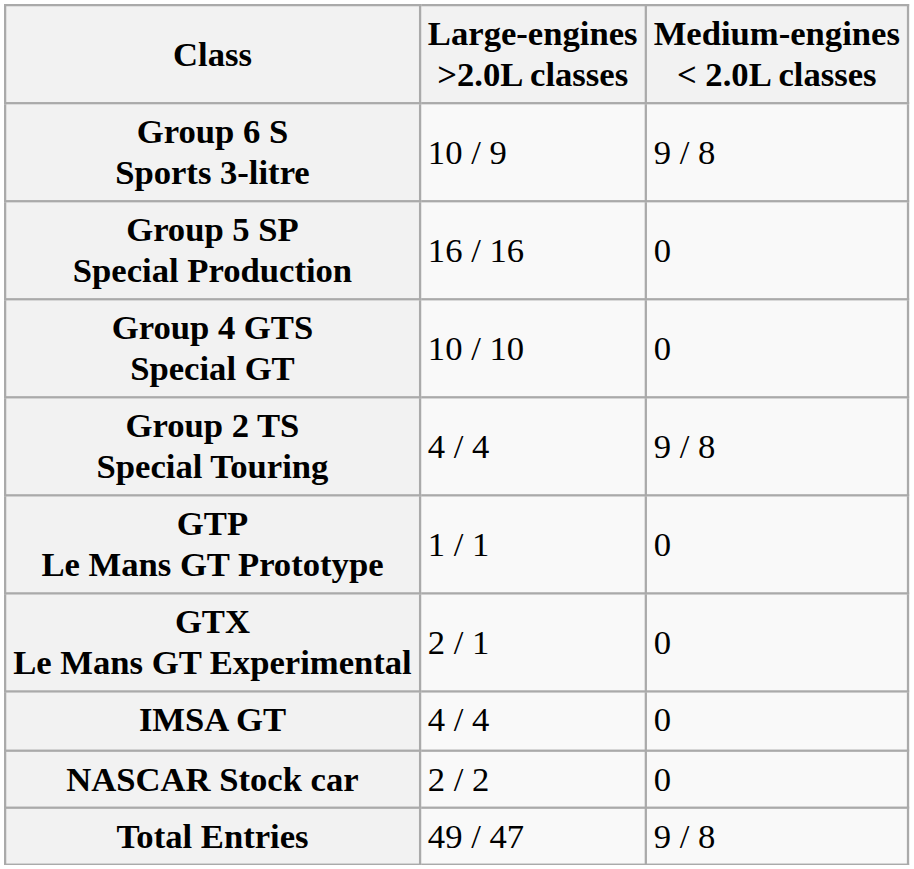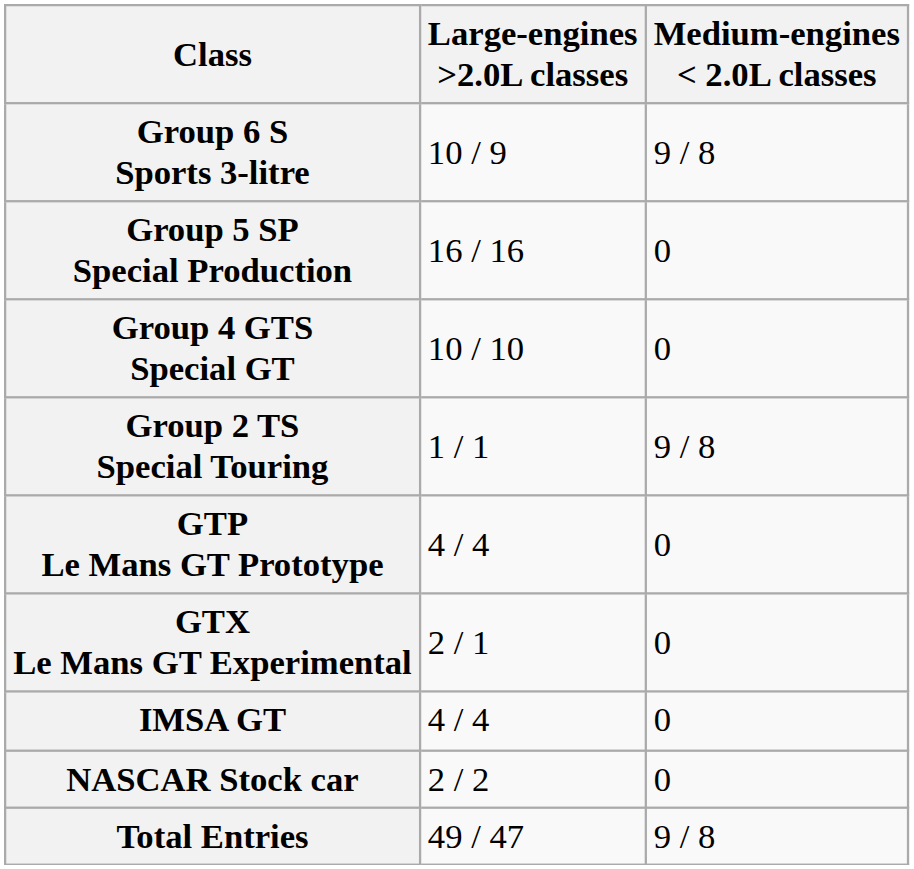(459, 446) 4 / 4 -> (459, 446) 1 / 1
(459, 544) 1 / 1 -> (459, 544) 4 / 4
